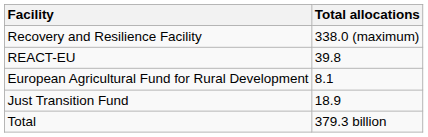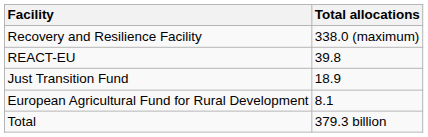rows swapped: (68, 100) <-> (158, 79)
